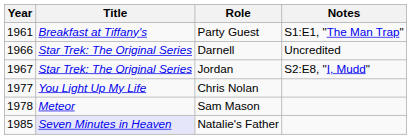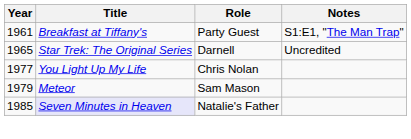(20, 50) 1966 -> (20, 50) 1965
- row: (215, 69)
(20, 106) 1978 -> (20, 87) 1979
